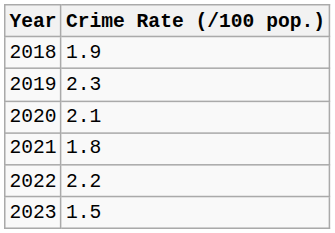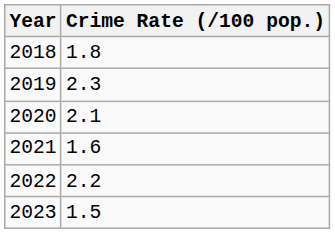(84, 53) 1.9 -> (84, 53) 1.8
(84, 149) 1.8 -> (84, 149) 1.6
